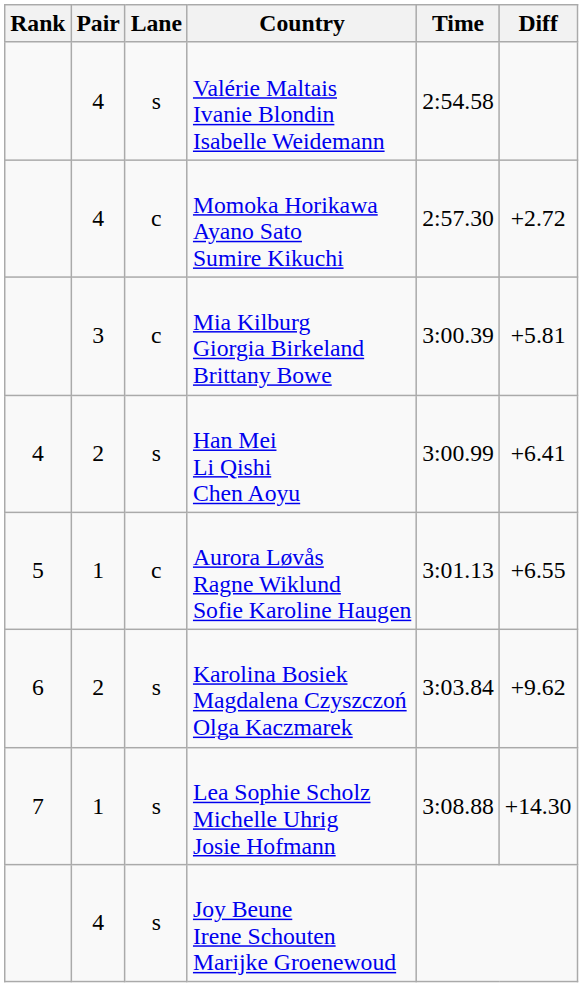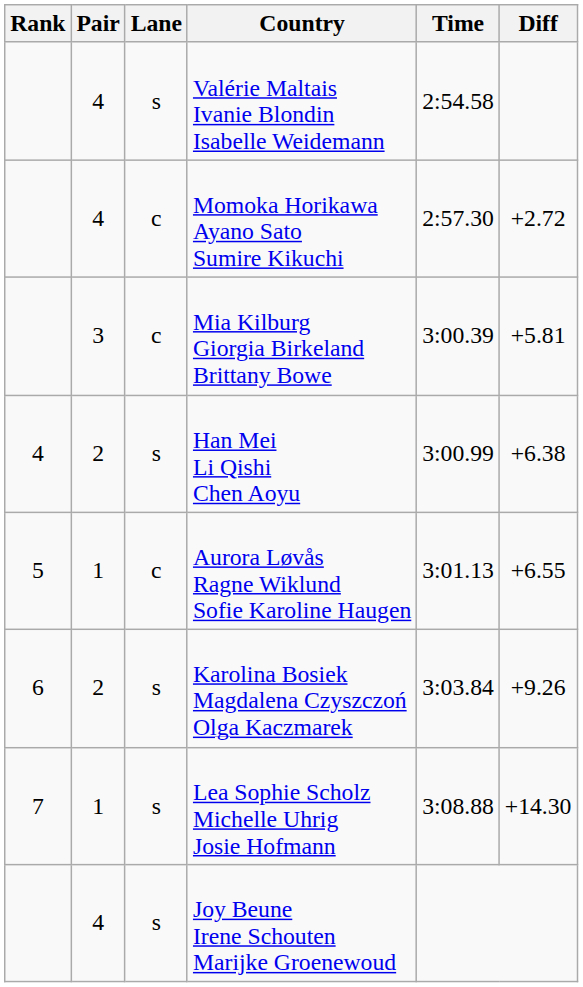(538, 453) +6.41 -> (538, 453) +6.38
(538, 688) +9.62 -> (538, 688) +9.26
